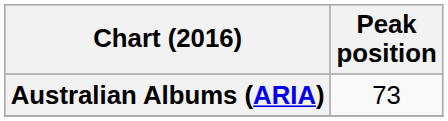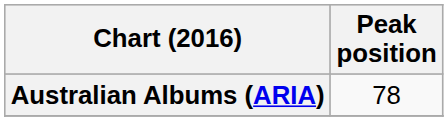(387, 94) 73 -> (387, 94) 78
